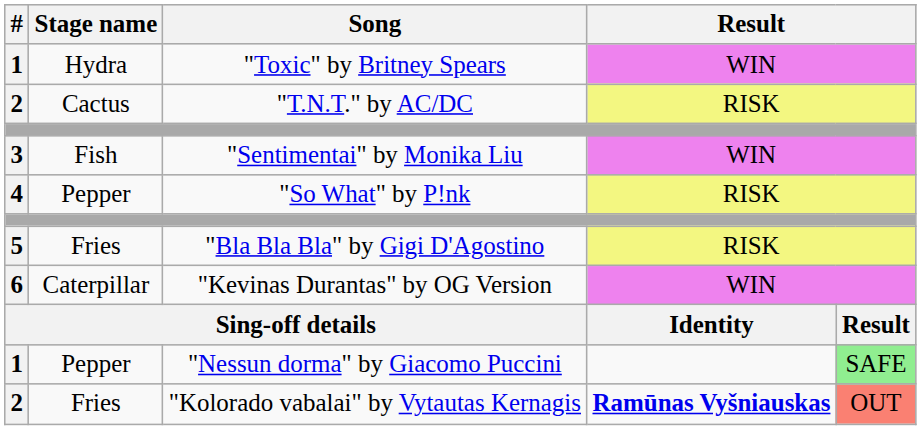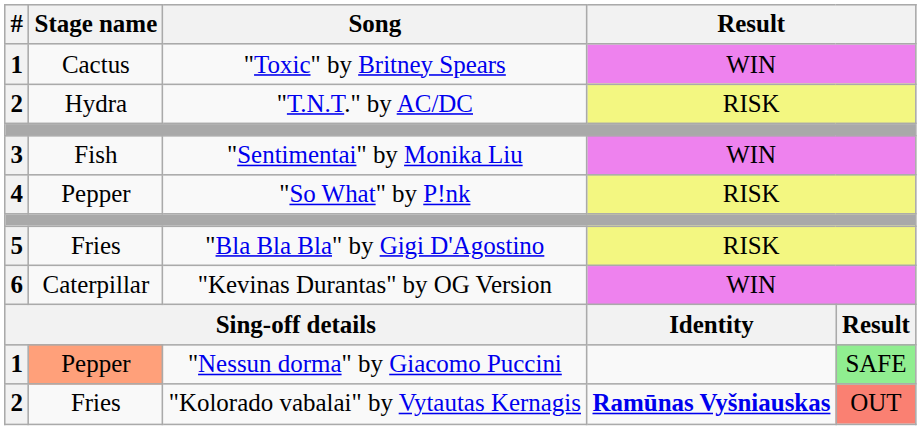(96, 63) Hydra -> (96, 63) Cactus
(96, 103) Cactus -> (96, 103) Hydra
(96, 363) no background -> (96, 363) lightsalmon background
